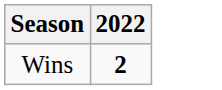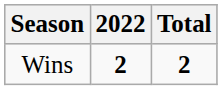+ column: (184, 24)
